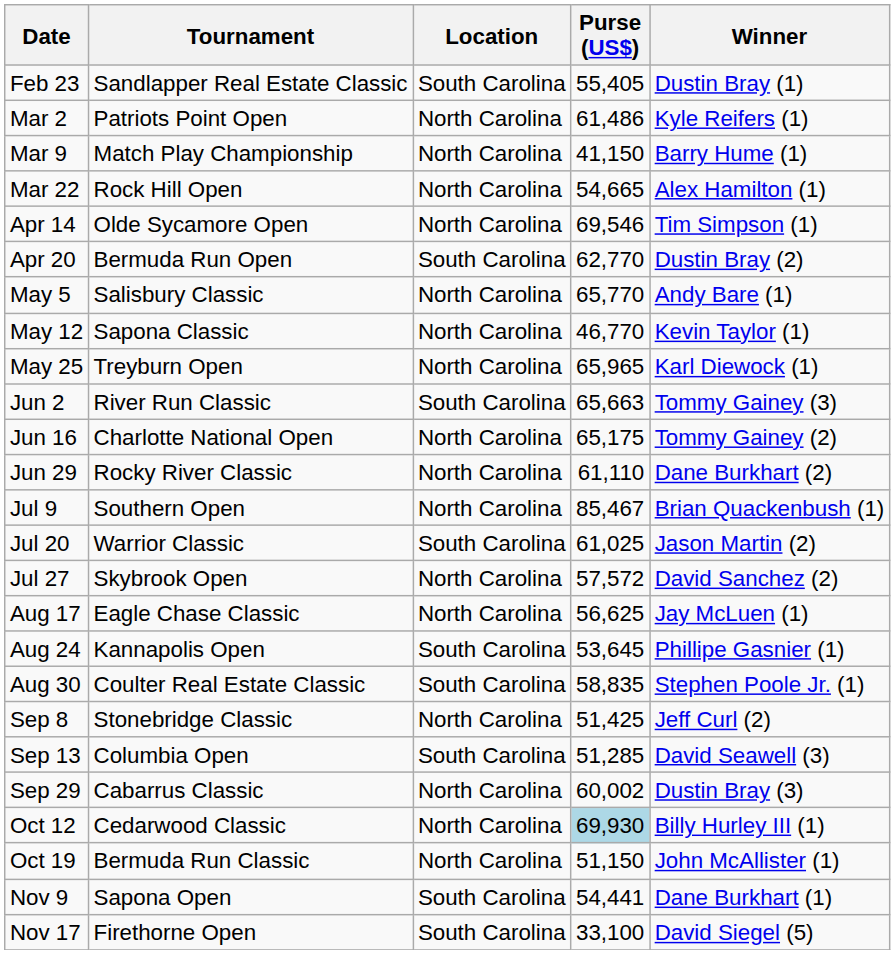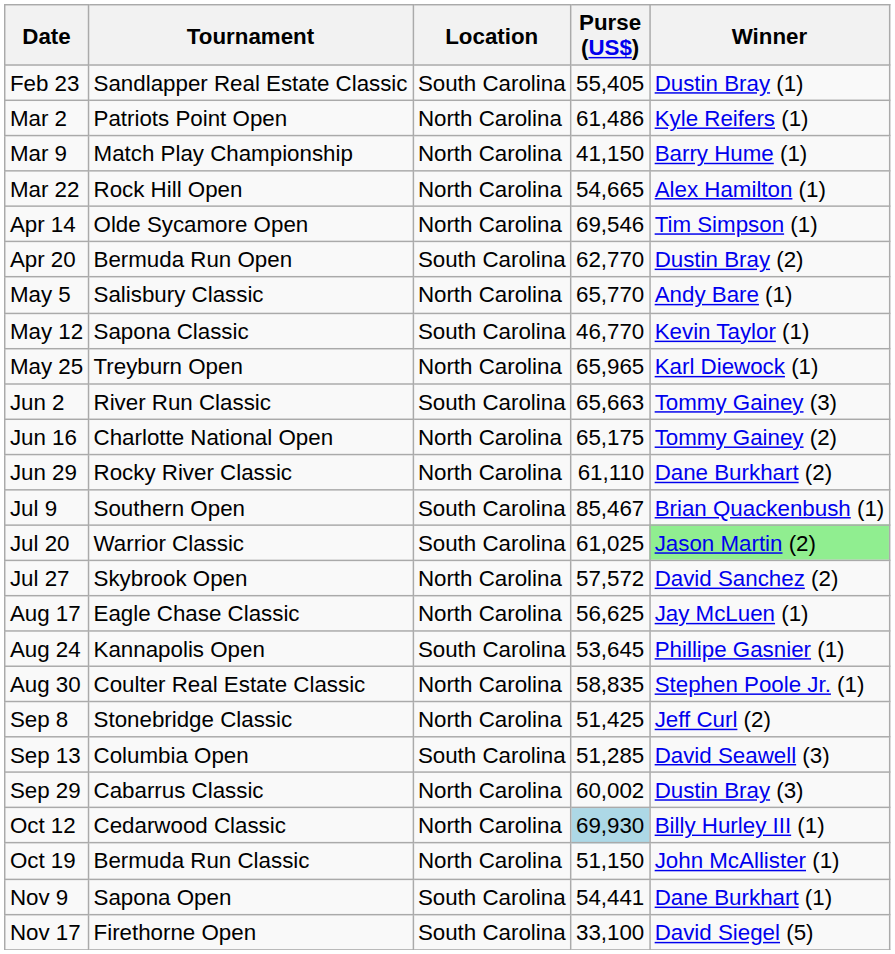(490, 331) North Carolina -> (492, 331) South Carolina
(490, 507) North Carolina -> (492, 507) South Carolina
(735, 543) no background -> (735, 543) lightgreen background
(492, 684) South Carolina -> (490, 684) North Carolina
